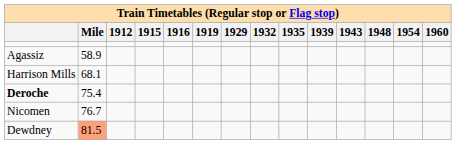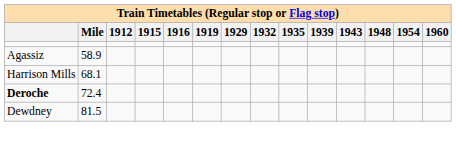(91, 93) 75.4 -> (91, 93) 72.4
- row: (28, 111)
(91, 130) lightsalmon background -> (91, 111) no background
